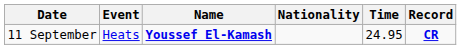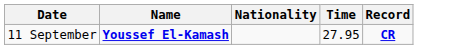- column: (121, 15)
(384, 35) 24.95 -> (341, 35) 27.95
